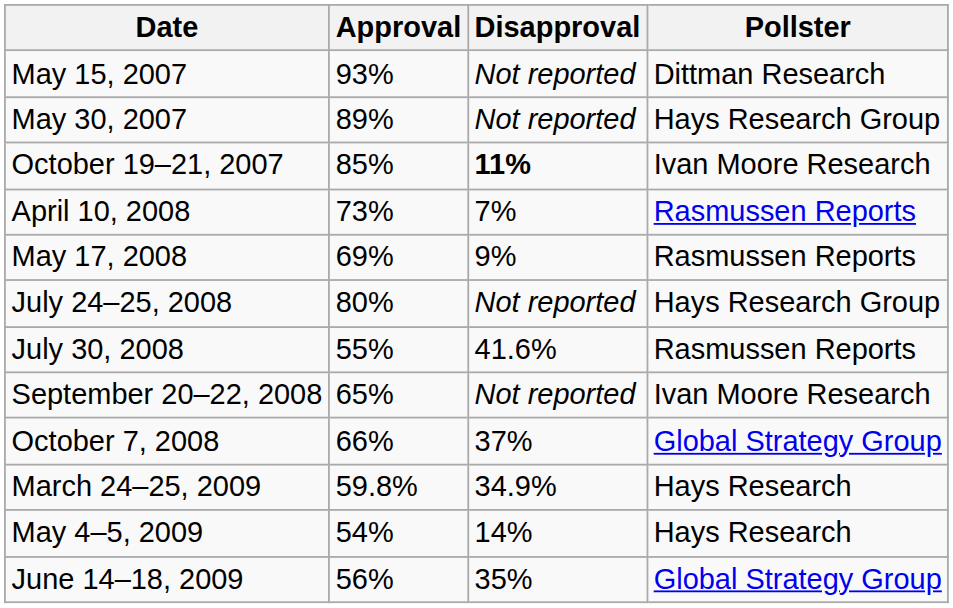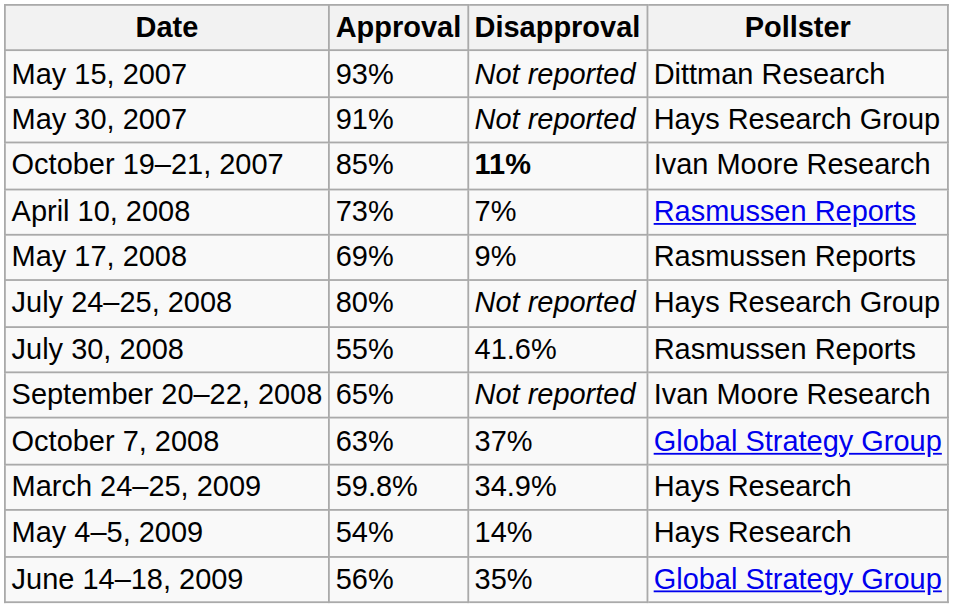(365, 119) 89% -> (365, 119) 91%
(365, 440) 66% -> (365, 440) 63%
